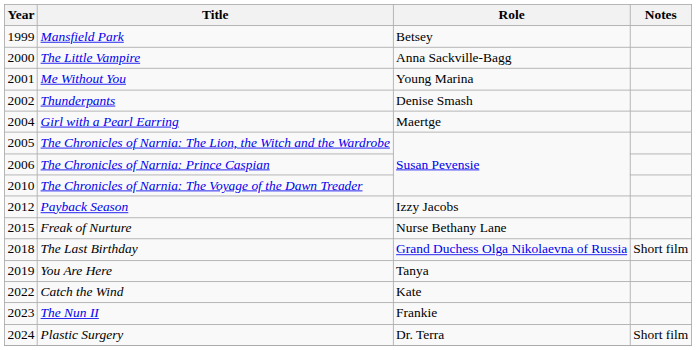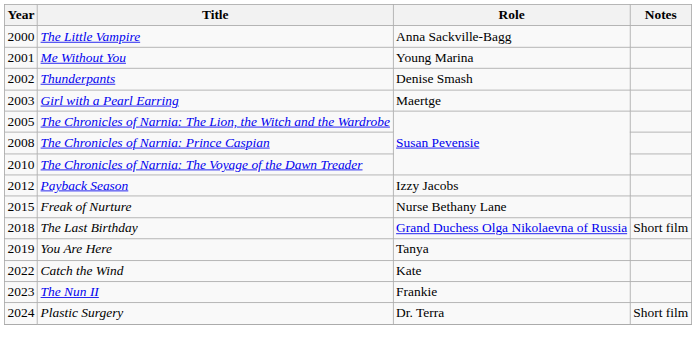- row: (82, 36)
(21, 121) 2004 -> (21, 100) 2003
(21, 164) 2006 -> (21, 143) 2008
